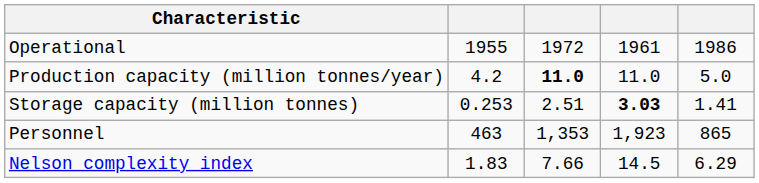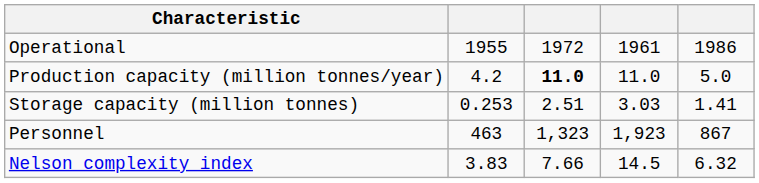(639, 106) bold -> (639, 106) normal
(563, 134) 1,353 -> (563, 134) 1,323
(716, 134) 865 -> (716, 134) 867
(486, 163) 1.83 -> (486, 163) 3.83
(716, 163) 6.29 -> (716, 163) 6.32
